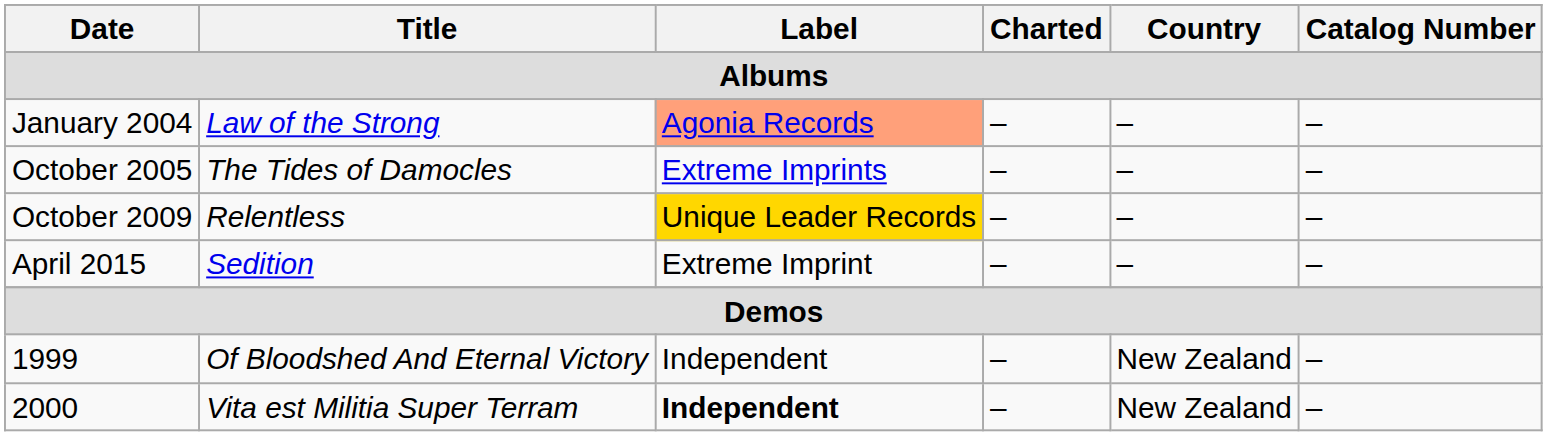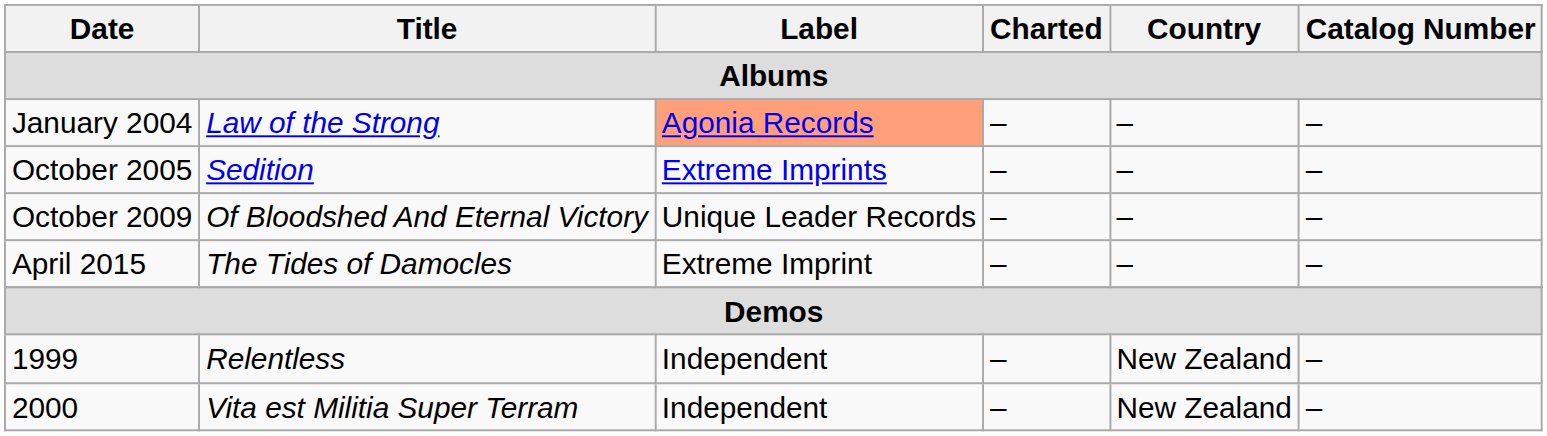(359, 170) The Tides of Damocles -> (260, 170) Sedition
(276, 217) Relentless -> (427, 217) Of Bloodshed And Eternal Victory
(819, 217) gold background -> (819, 217) no background
(260, 265) Sedition -> (359, 265) The Tides of Damocles
(427, 359) Of Bloodshed And Eternal Victory -> (276, 359) Relentless
(750, 406) bold -> (745, 406) normal
